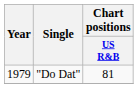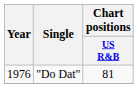(19, 74) 1979 -> (19, 74) 1976
